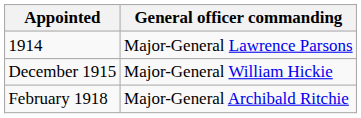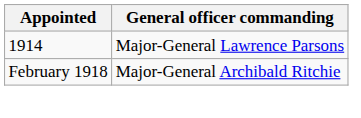- row: (62, 71)
